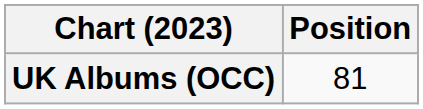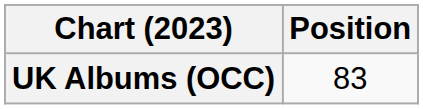(350, 77) 81 -> (350, 77) 83
